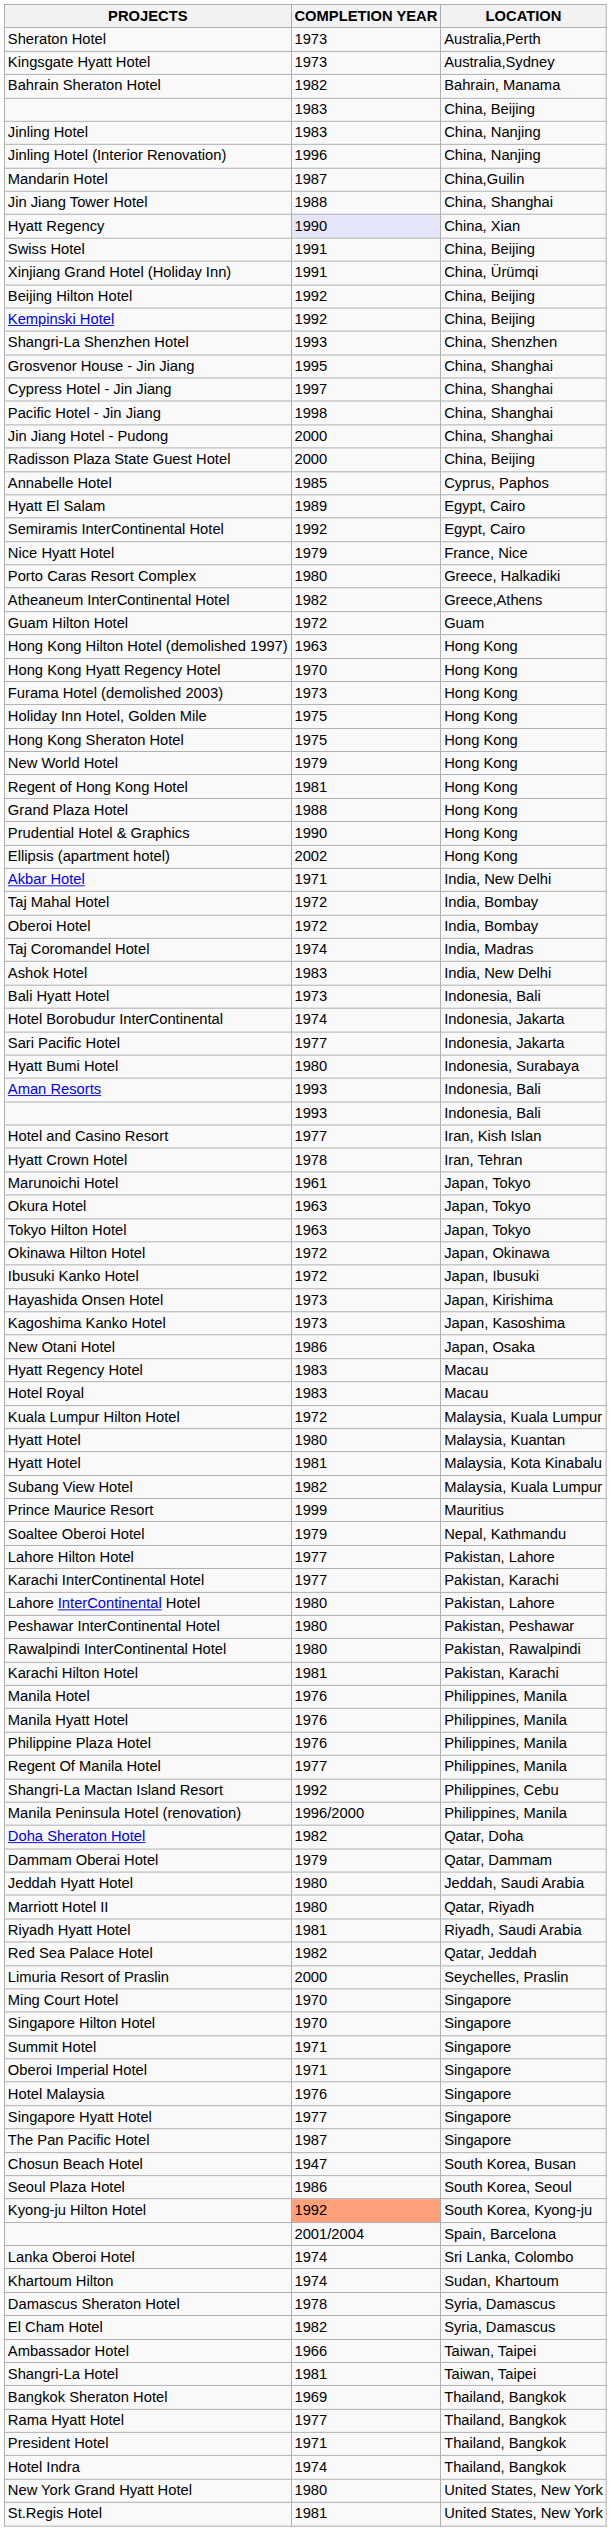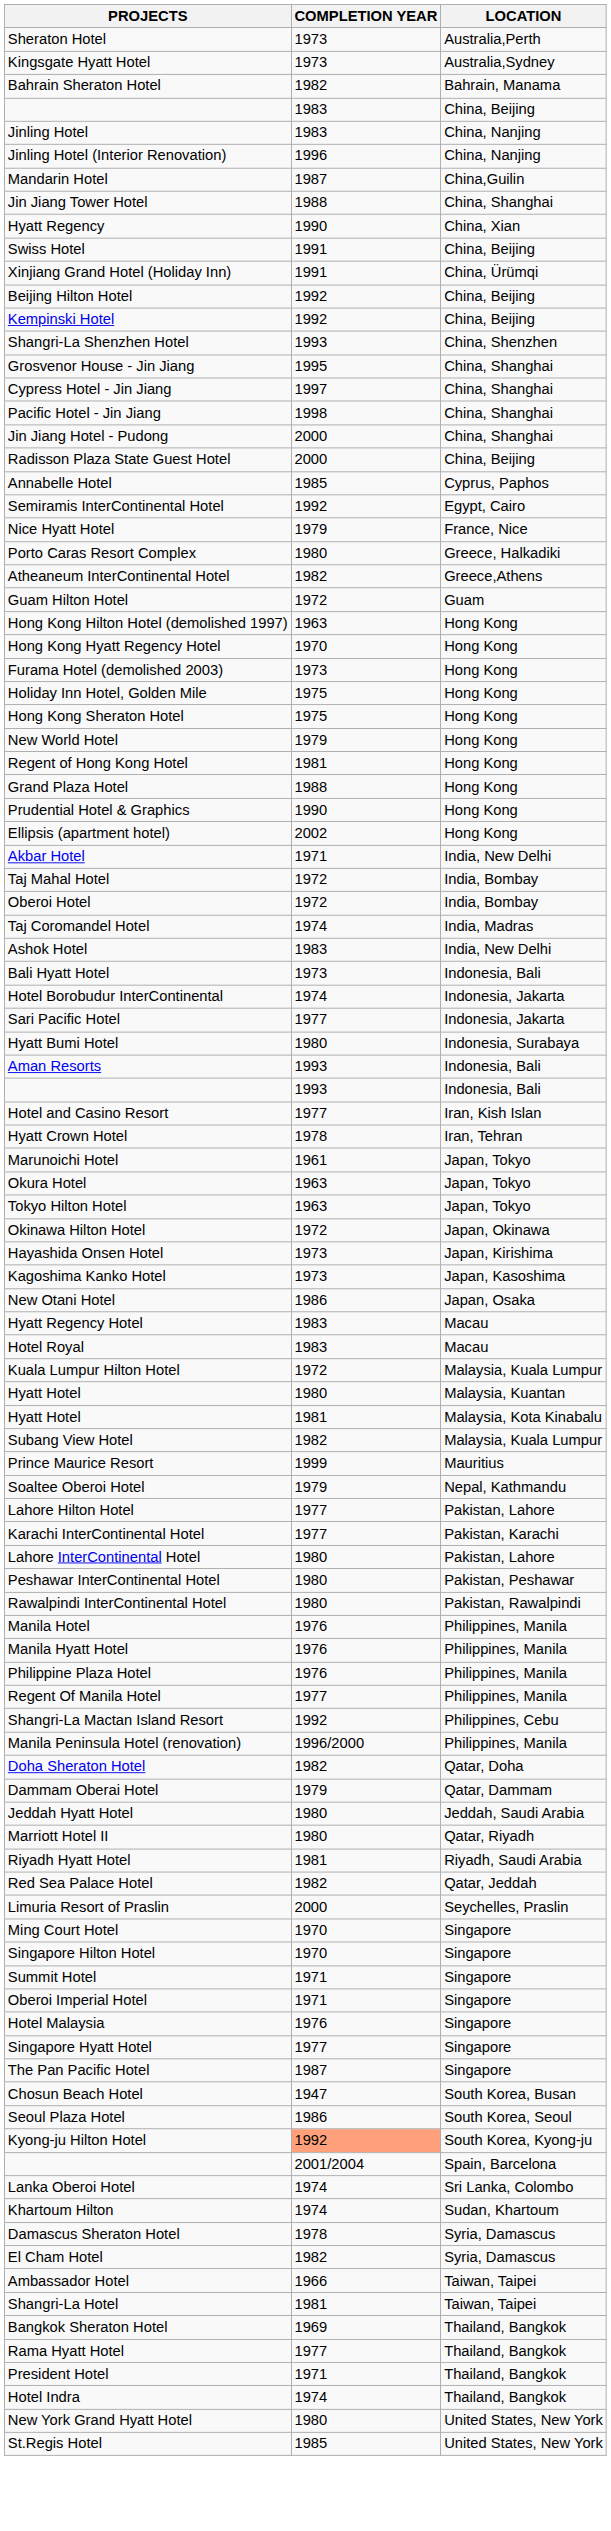(311, 226) lavender background -> (311, 226) no background
- row: (57, 506)
- row: (73, 1276)
- row: (73, 1673)
(311, 2514) 1981 -> (311, 2444) 1985
